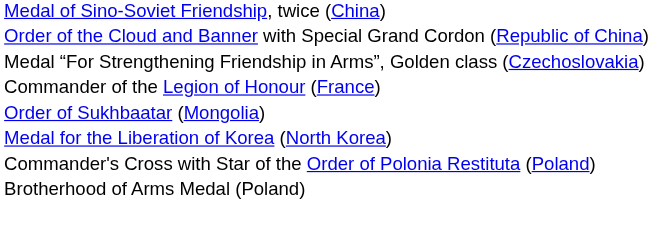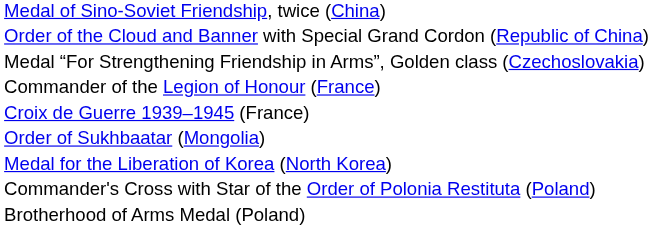+ row: (157, 112)
